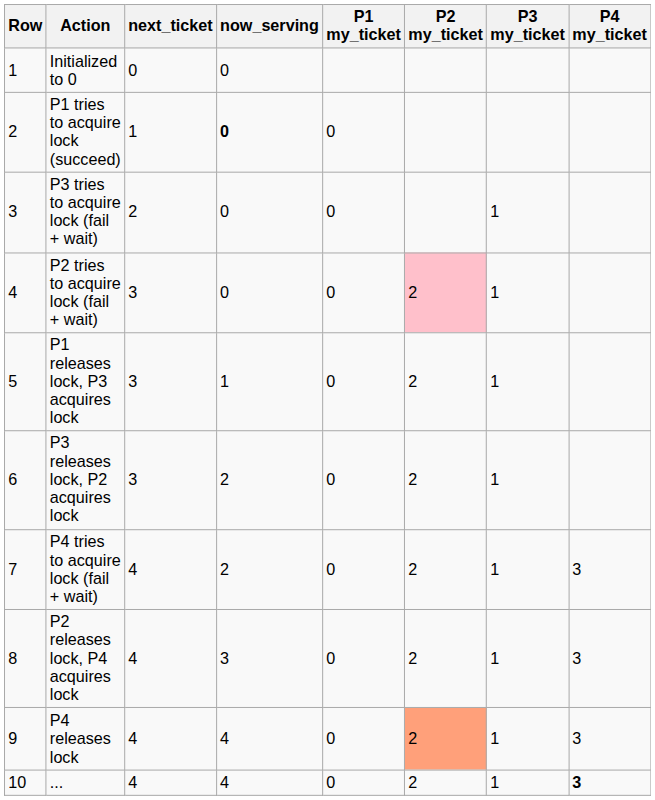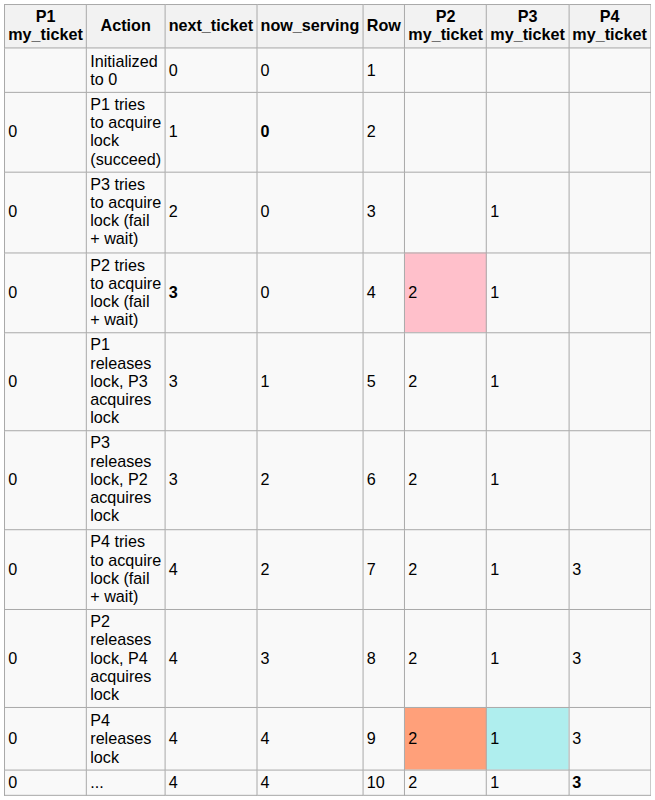columns swapped: (25, 26) <-> (364, 26)
(133, 292) normal -> (173, 292) bold
(495, 738) no background -> (495, 738) paleturquoise background
